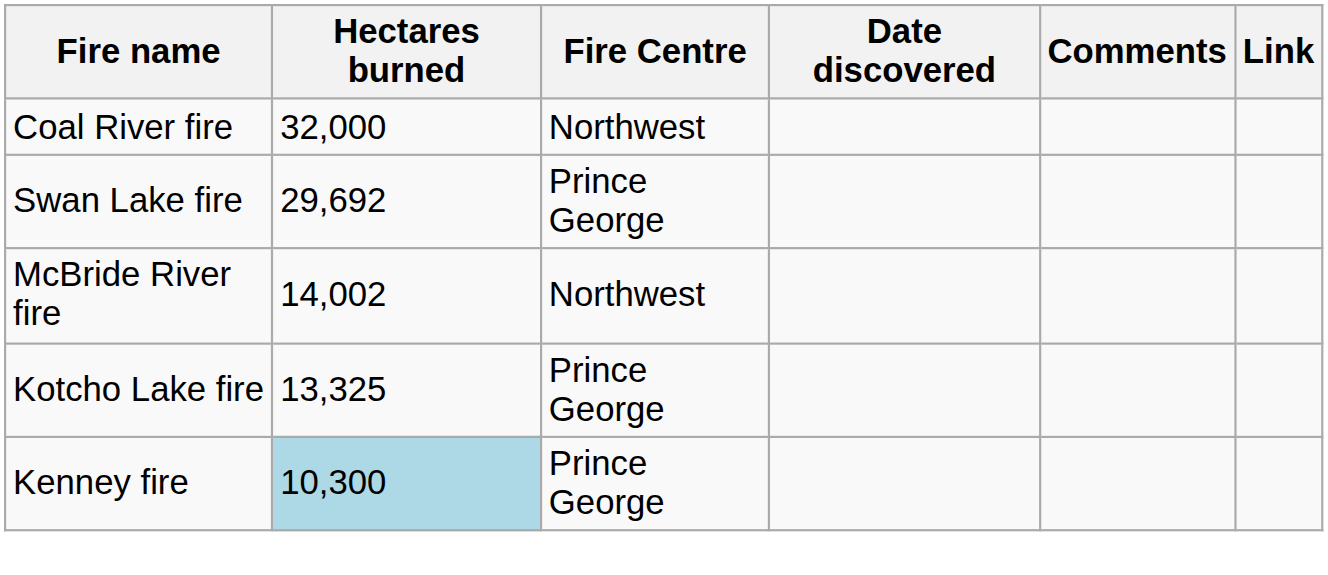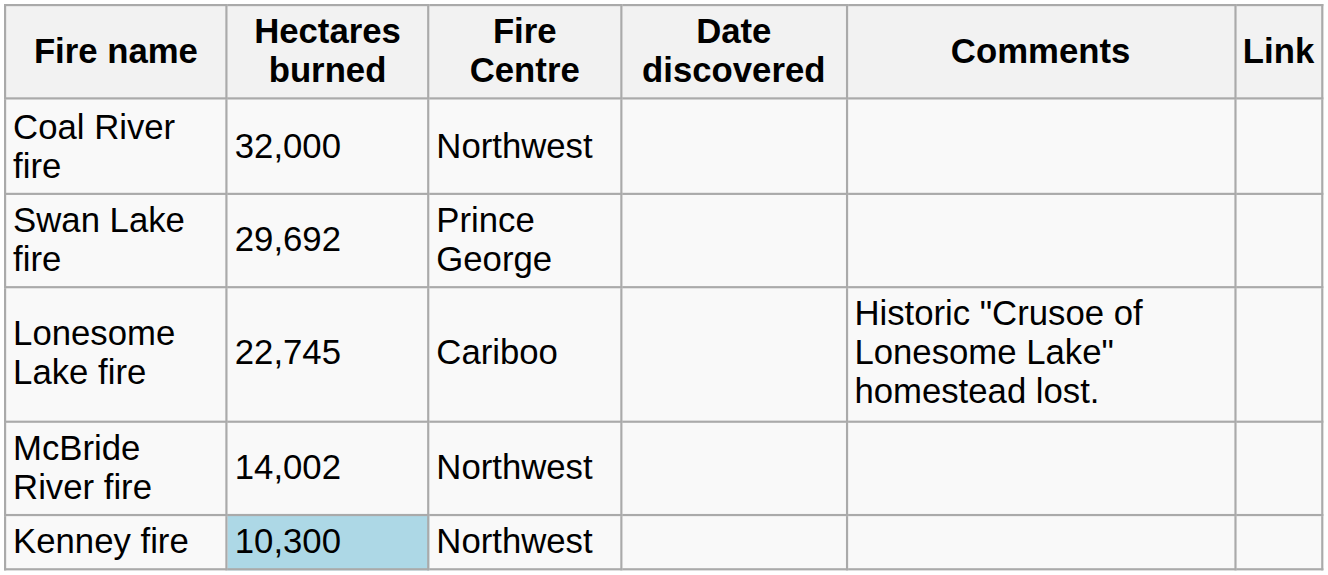+ row: (94, 353)
- row: (139, 388)
(607, 483) Prince George -> (514, 541) Northwest
